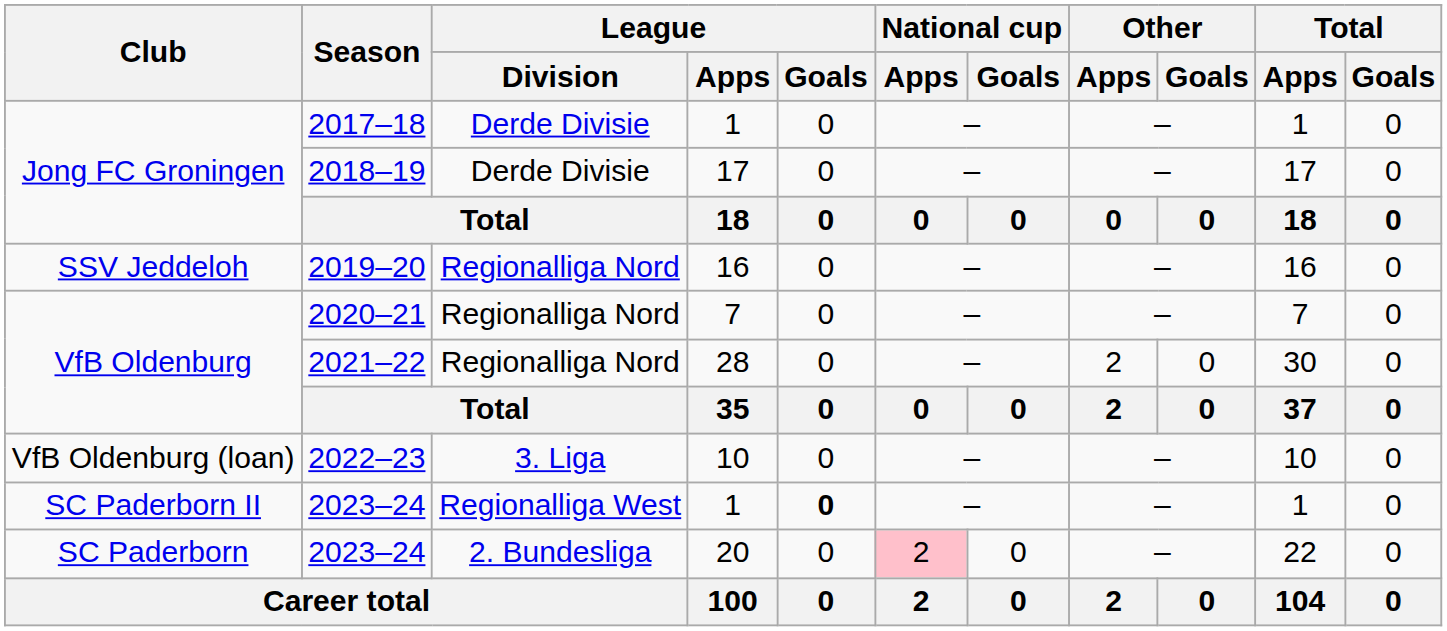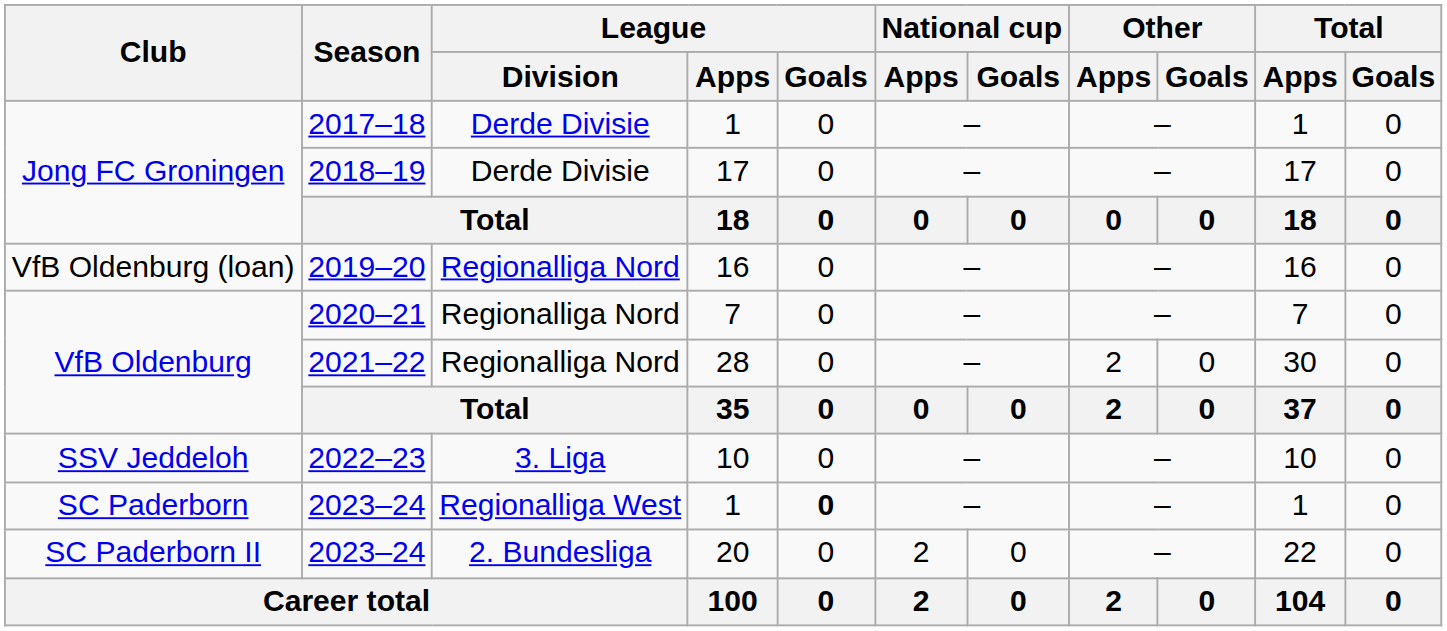(153, 266) SSV Jeddeloh -> (153, 266) VfB Oldenburg (loan)
(153, 457) VfB Oldenburg (loan) -> (153, 457) SSV Jeddeloh
(153, 505) SC Paderborn II -> (153, 505) SC Paderborn
(153, 553) SC Paderborn -> (153, 553) SC Paderborn II
(921, 553) pink background -> (921, 553) no background
